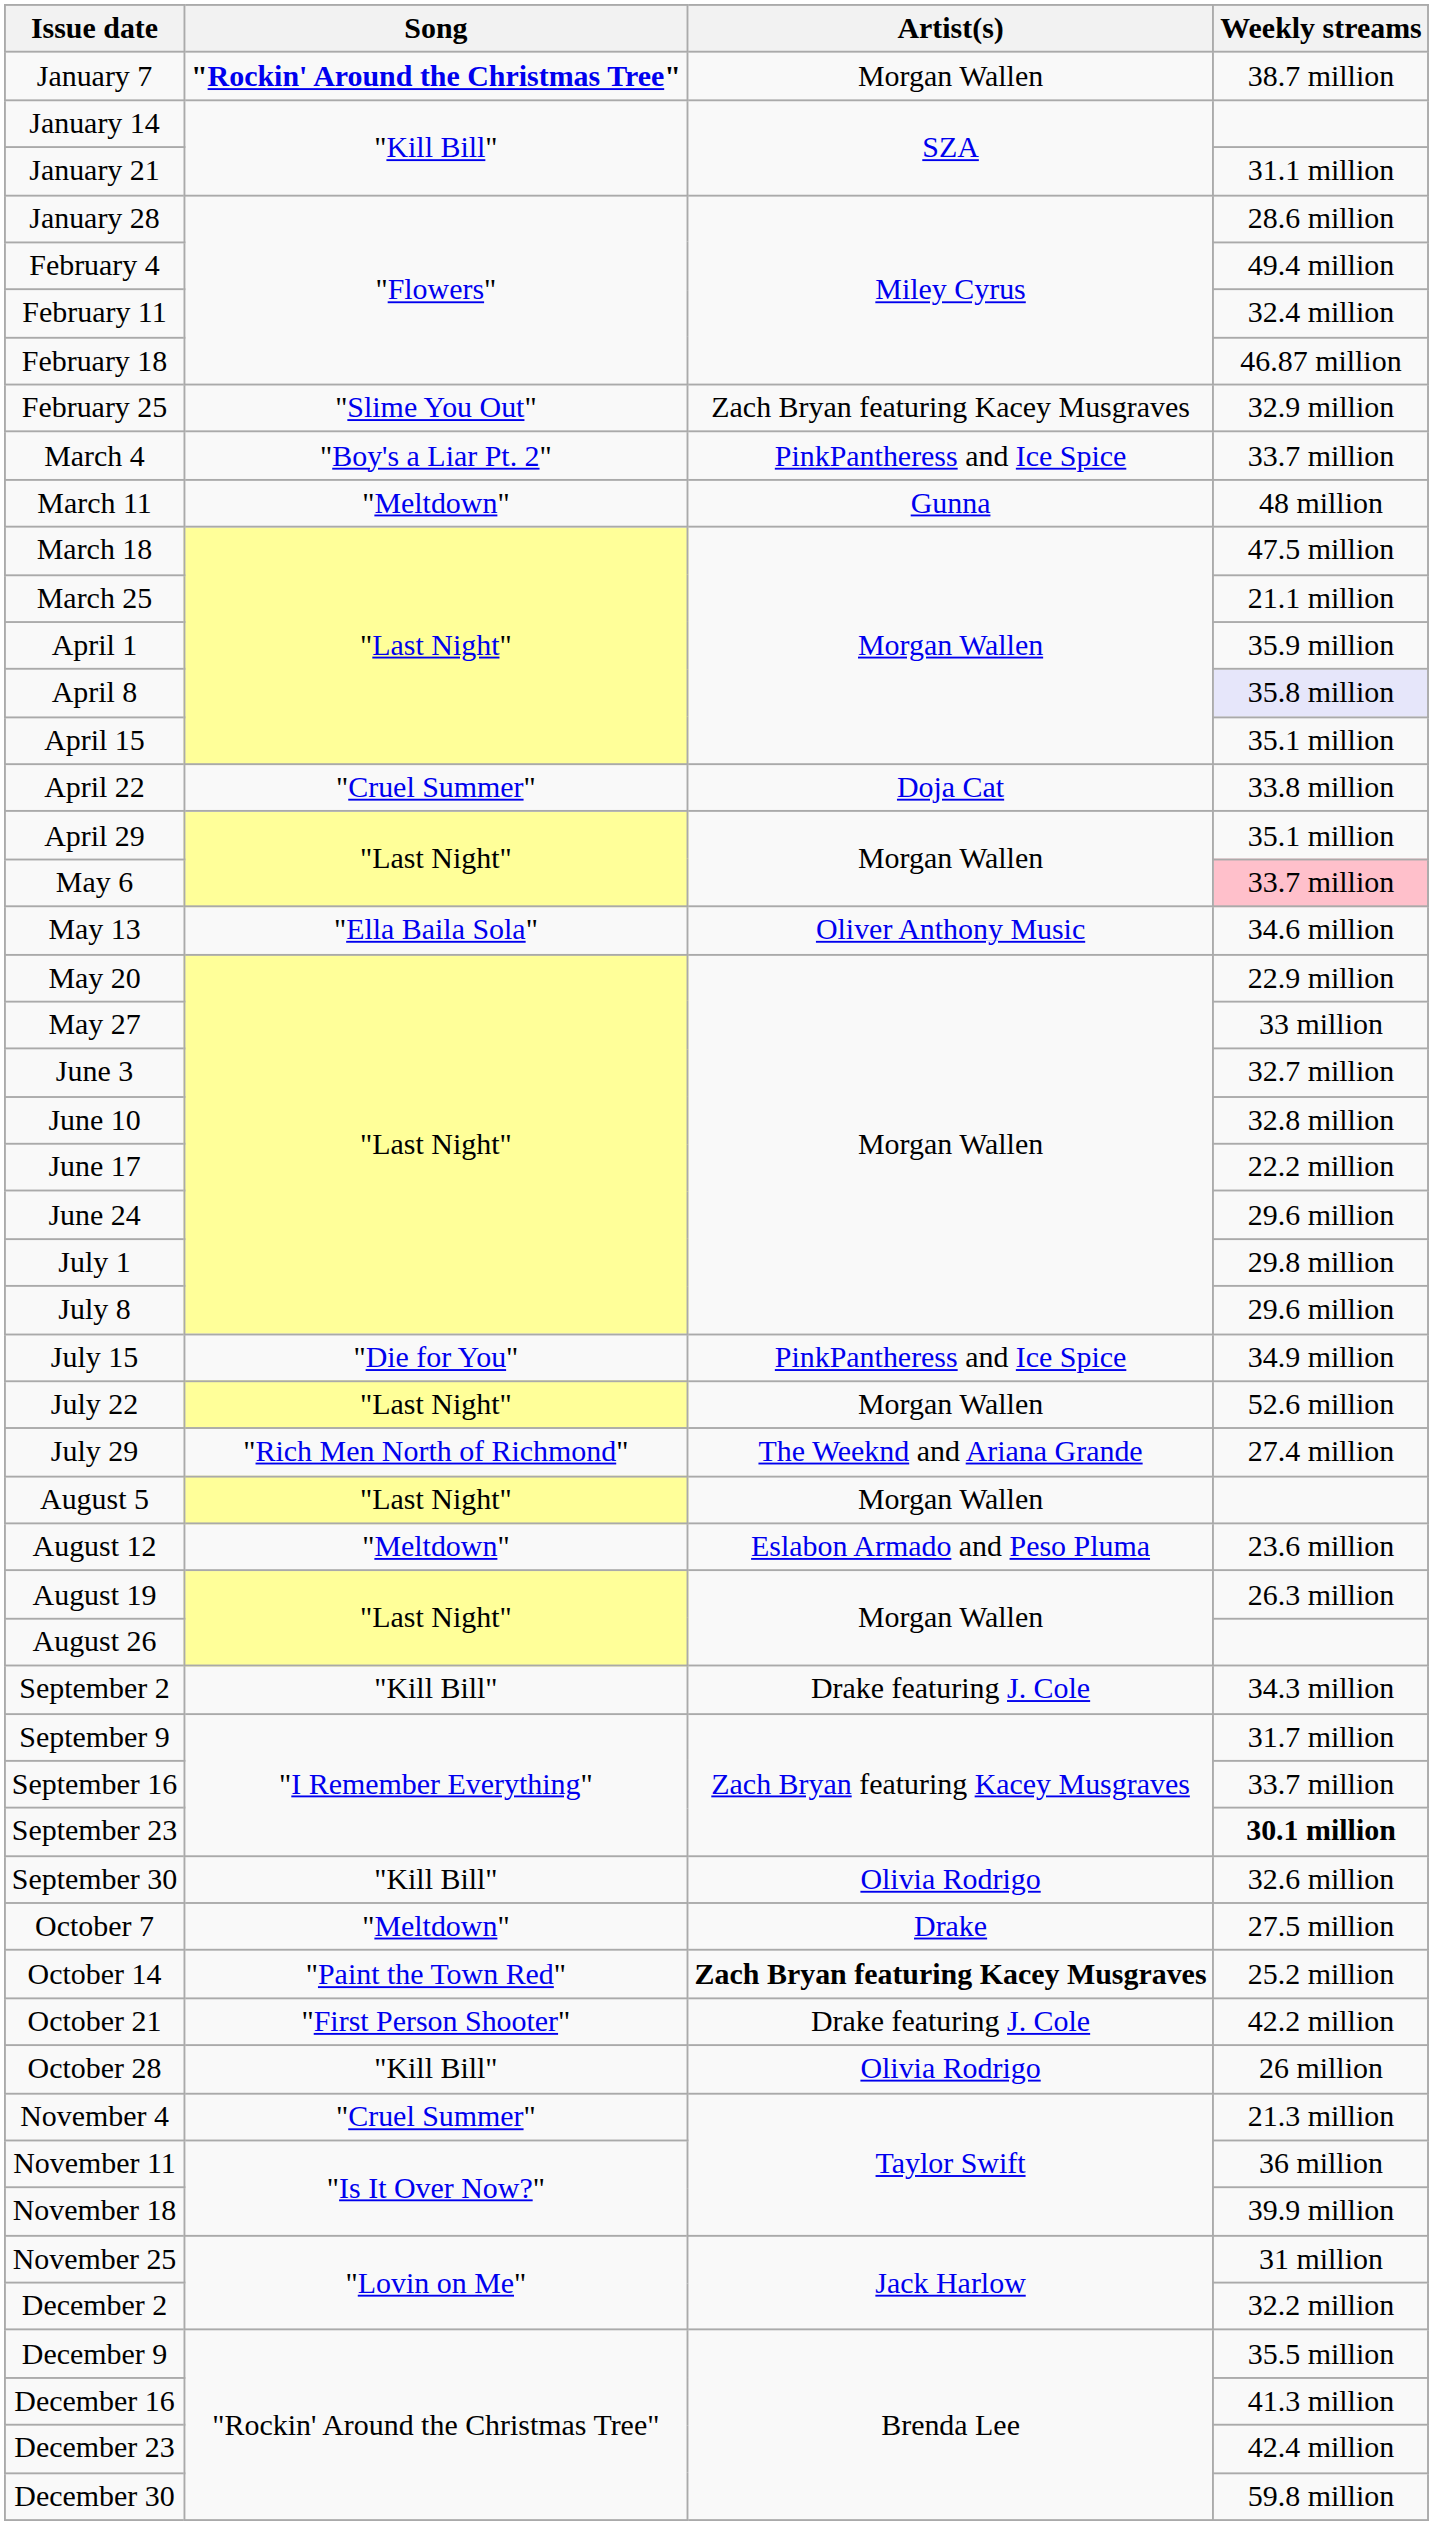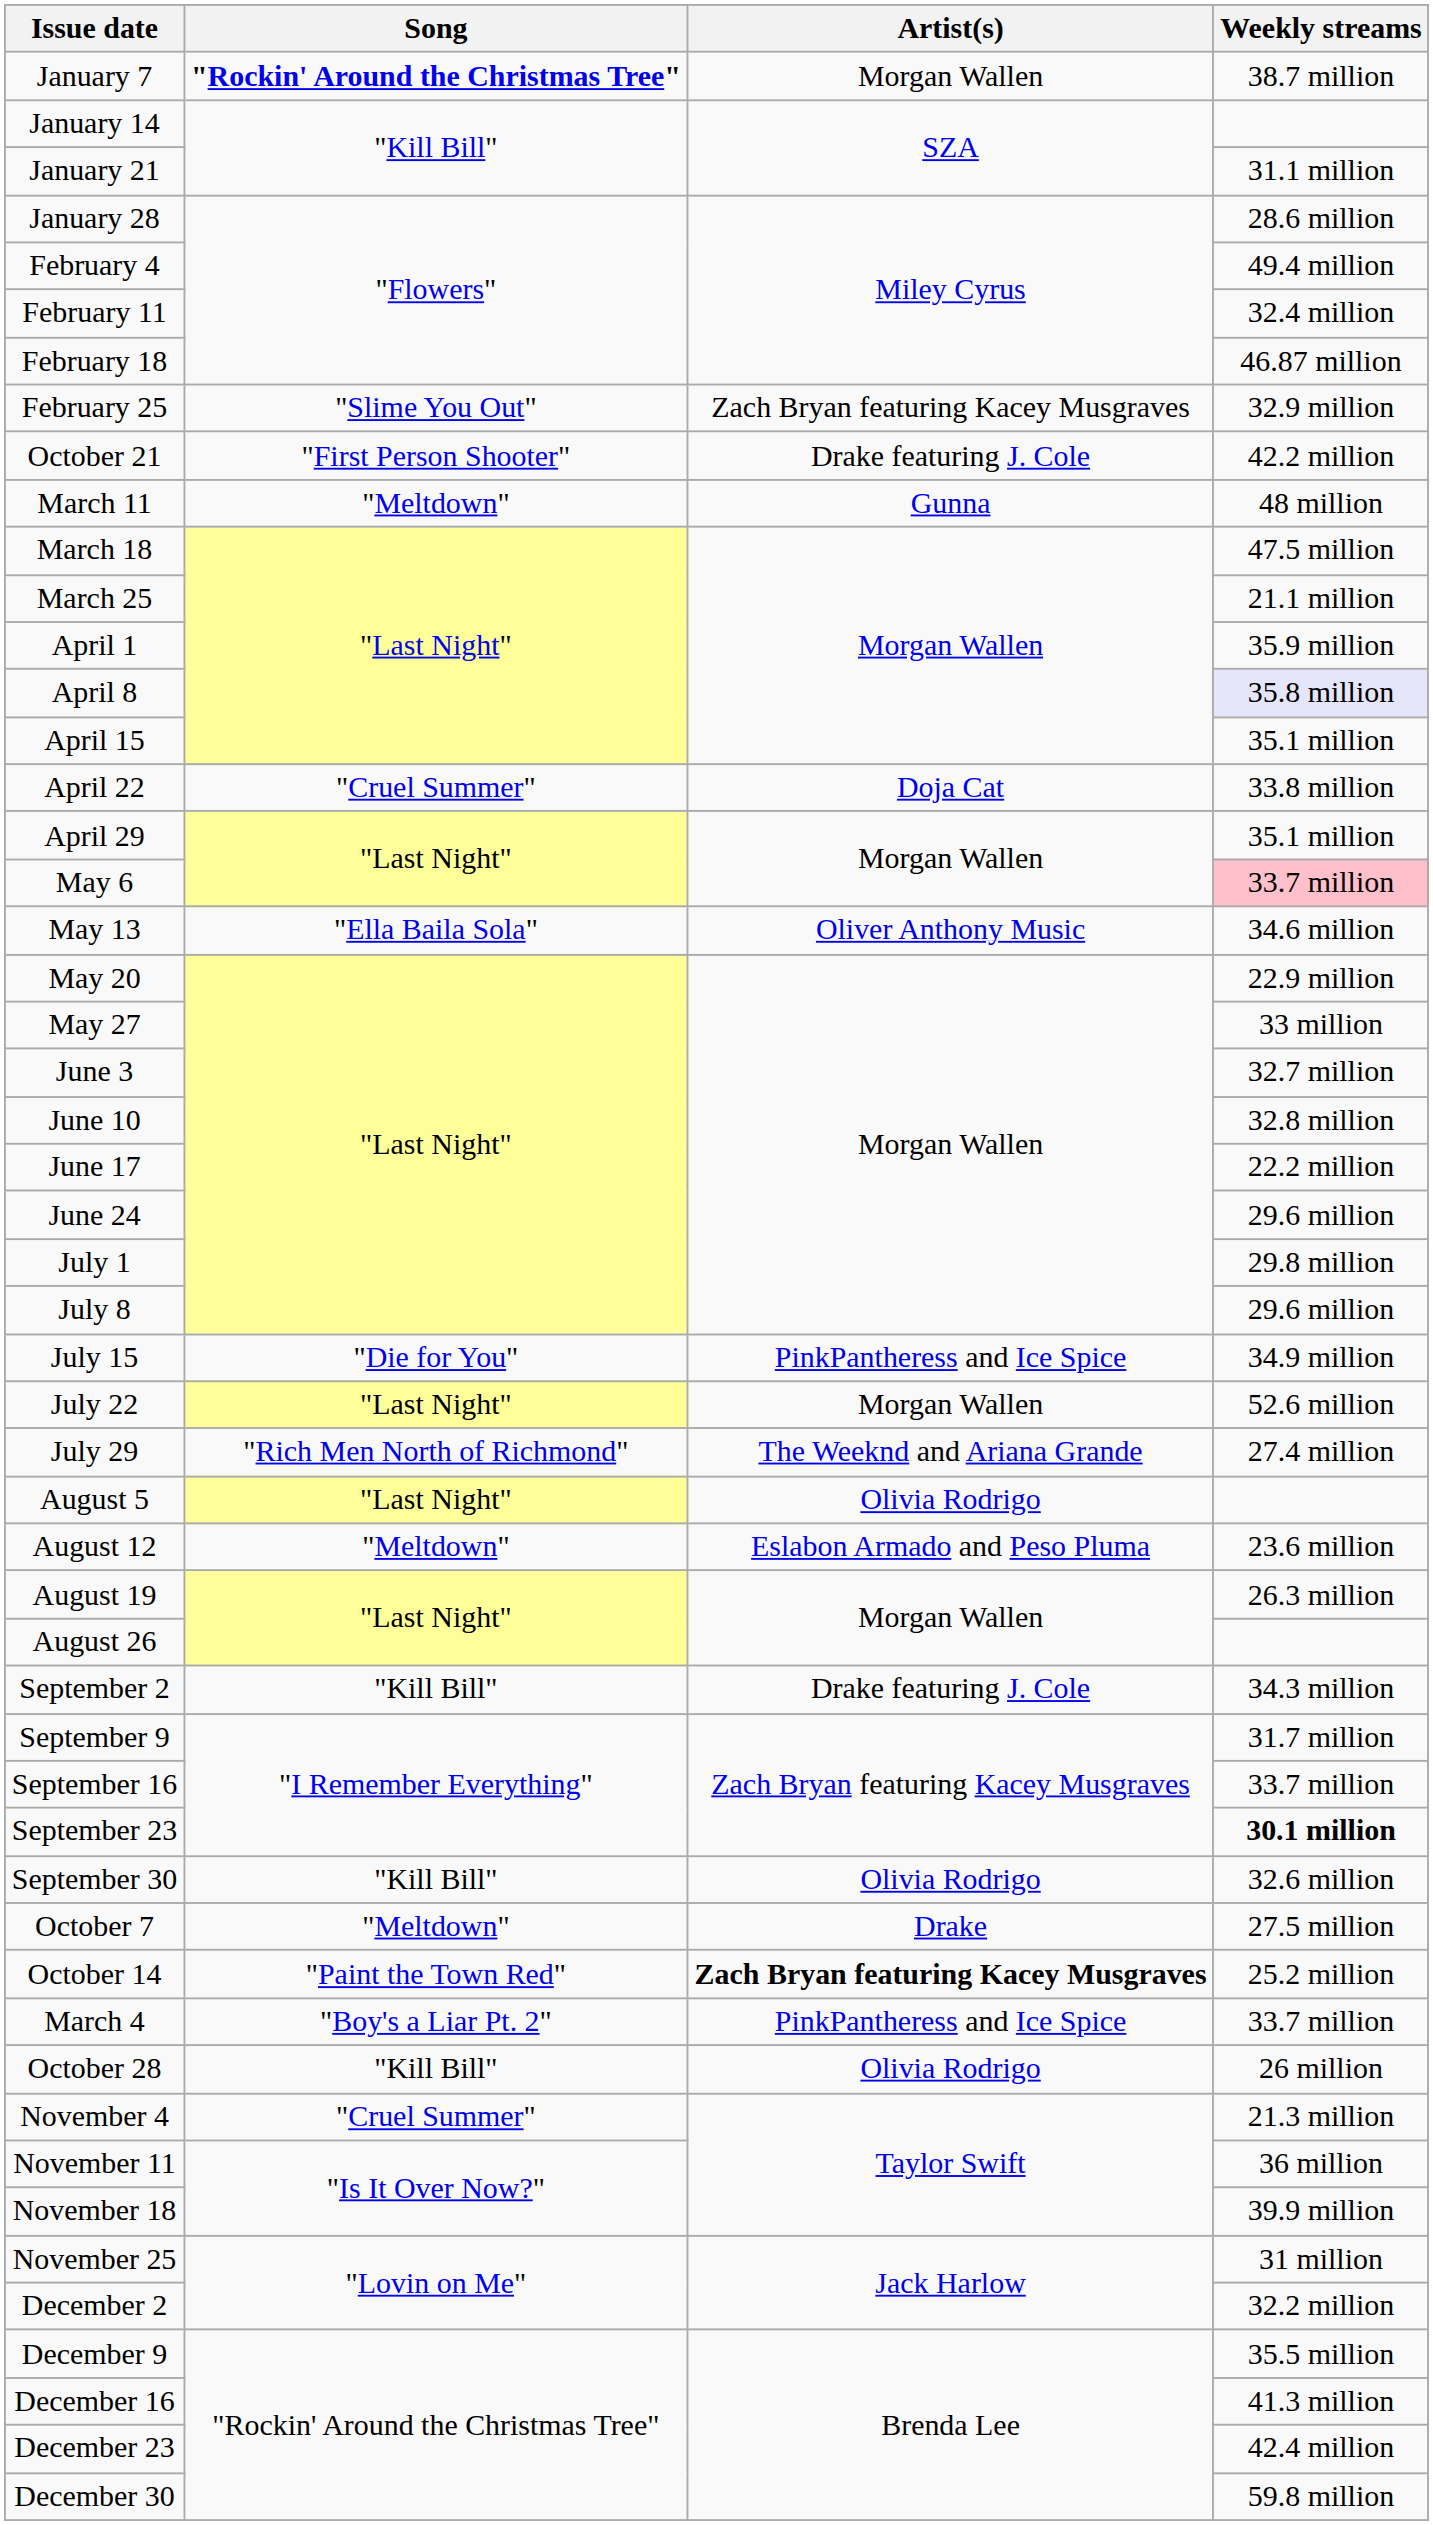rows swapped: (95, 455) <-> (94, 2021)
(951, 1499) Morgan Wallen -> (951, 1499) Olivia Rodrigo
